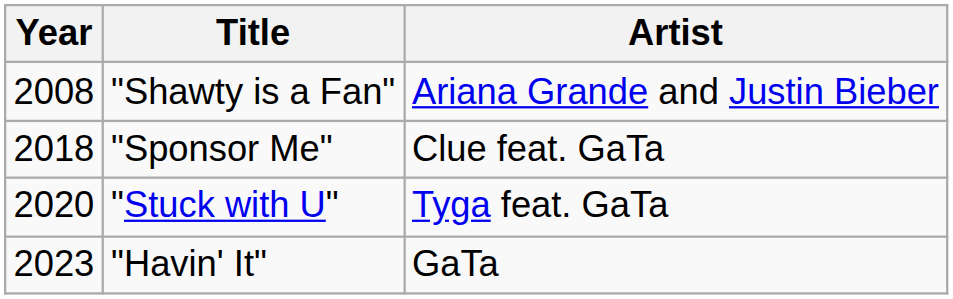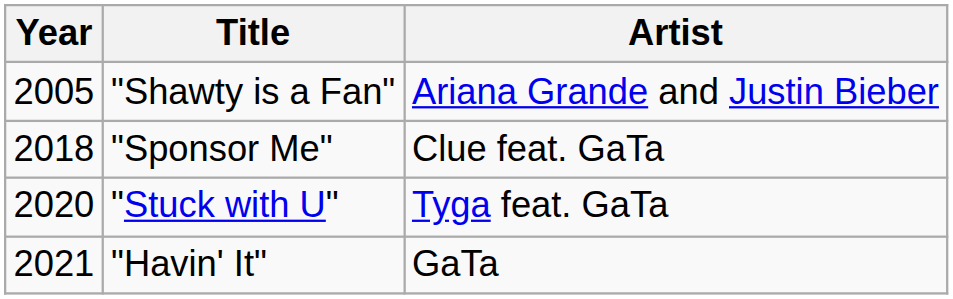(54, 90) 2008 -> (54, 90) 2005
(54, 263) 2023 -> (54, 263) 2021
